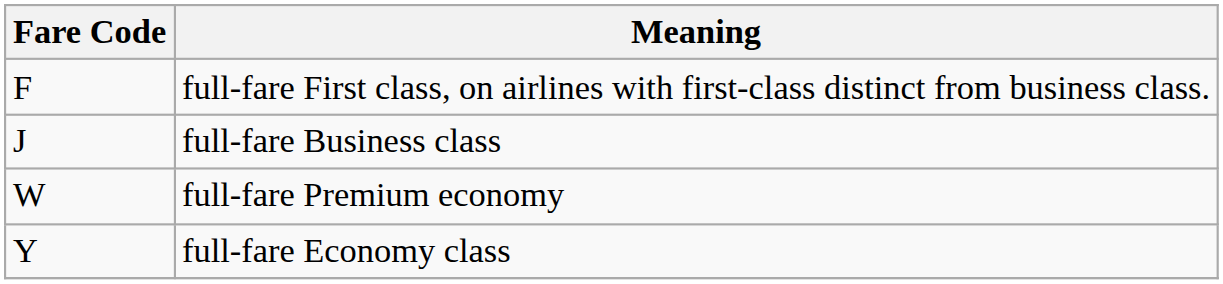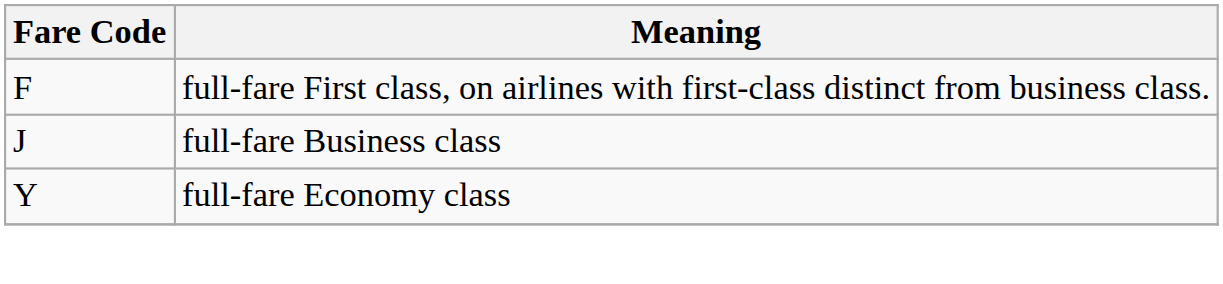- row: (373, 195)
